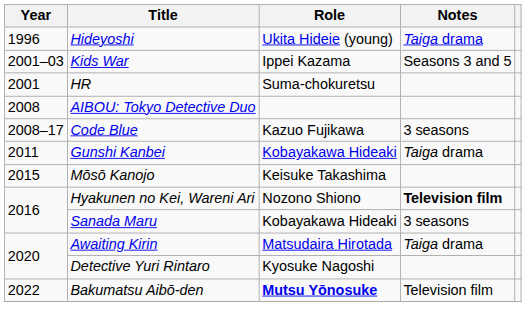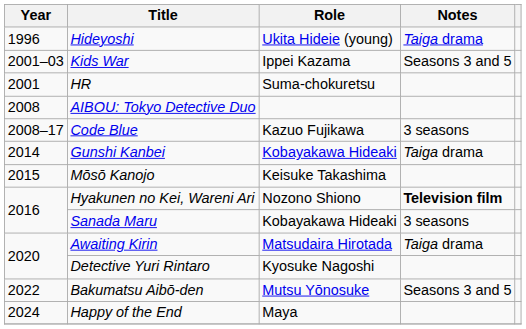(23, 152) 2011 -> (24, 152) 2014
(320, 289) bold -> (316, 289) normal
(448, 289) Television film -> (457, 289) Seasons 3 and 5
+ row: (126, 312)
